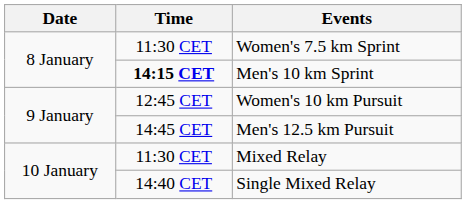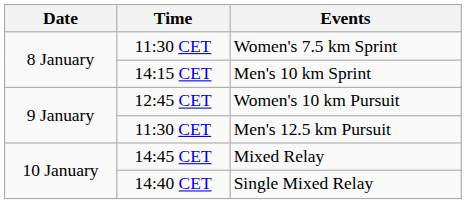(174, 73) bold -> (173, 73) normal
(174, 128) 14:45 CET -> (173, 128) 11:30 CET
(174, 156) 11:30 CET -> (173, 156) 14:45 CET
